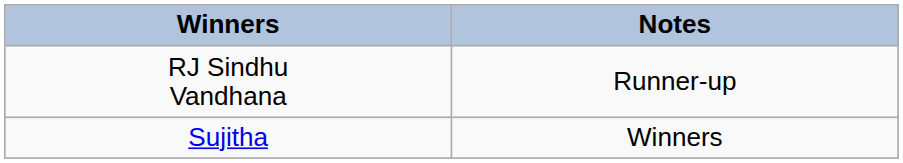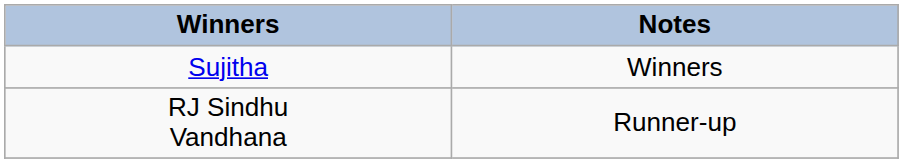rows swapped: (228, 137) <-> (228, 81)
